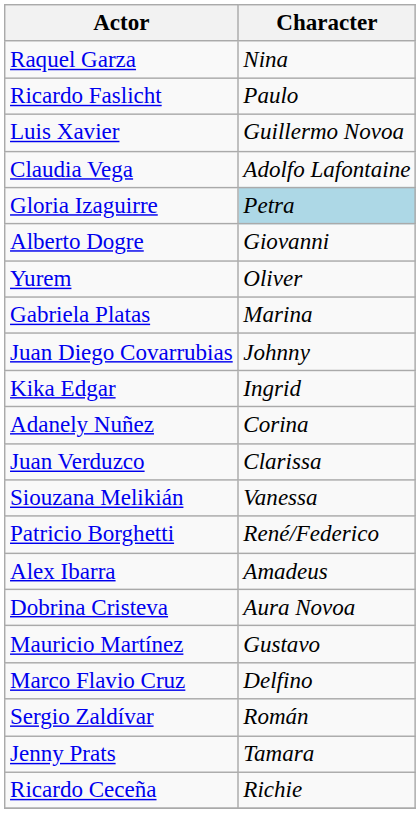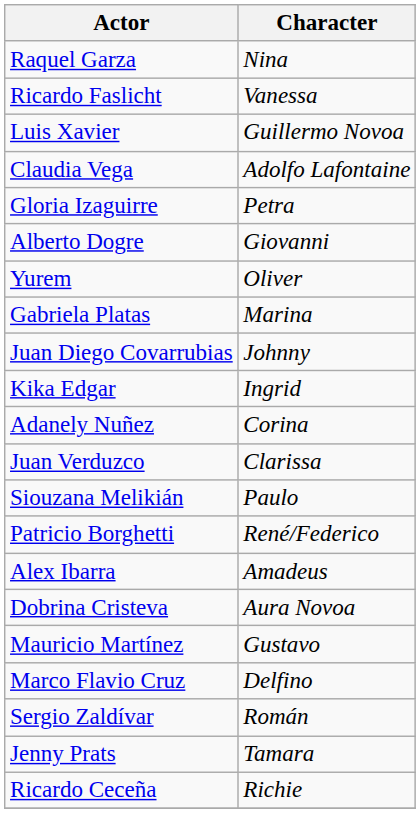(271, 95) Paulo -> (280, 95) Vanessa
(269, 205) lightblue background -> (269, 205) no background
(280, 497) Vanessa -> (271, 497) Paulo
